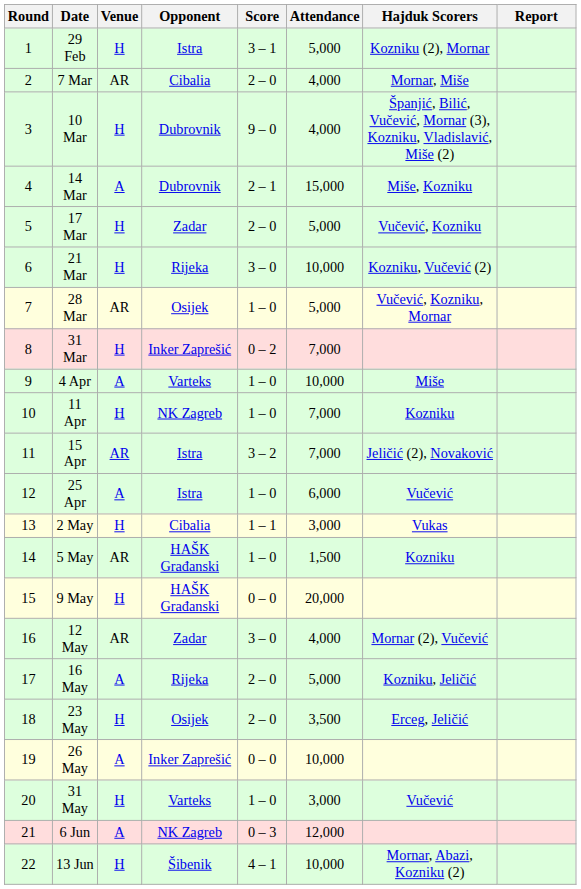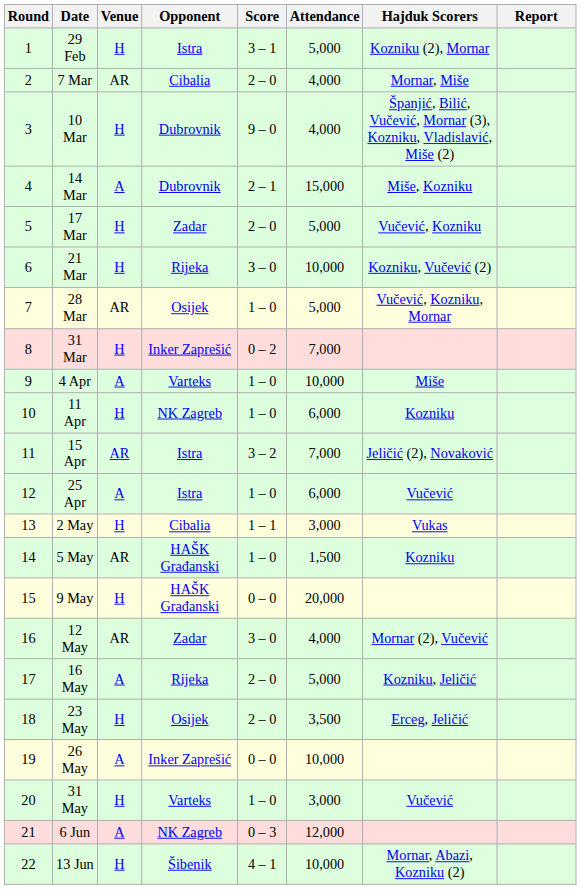(325, 412) 7,000 -> (325, 412) 6,000
